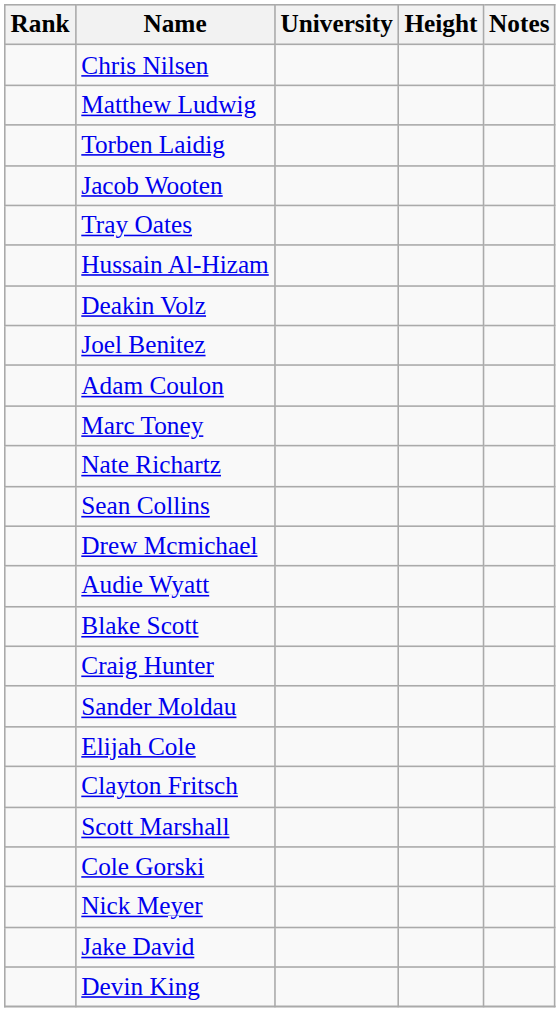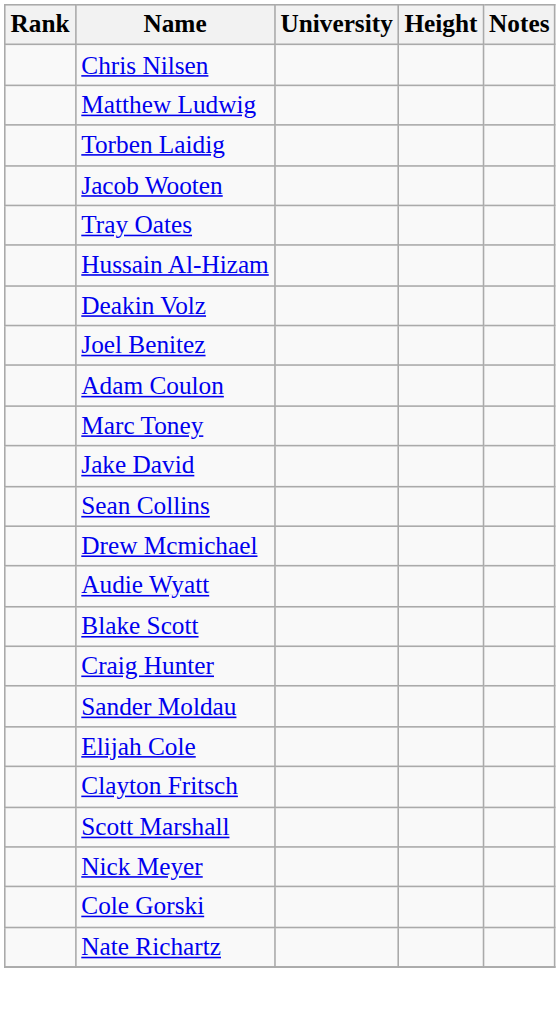rows swapped: (151, 465) <-> (138, 946)
rows swapped: (142, 906) <-> (143, 866)
- row: (141, 986)
